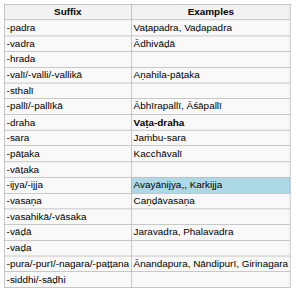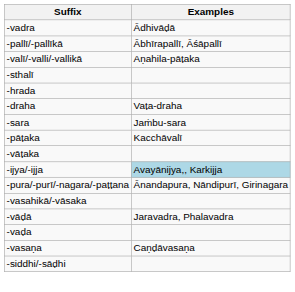- row: (21, 28)
rows swapped: (35, 106) <-> (21, 59)
(159, 122) bold -> (158, 106) normal
rows swapped: (24, 201) <-> (68, 264)
